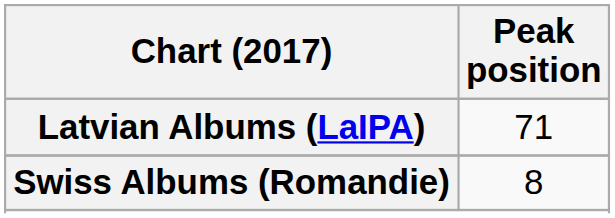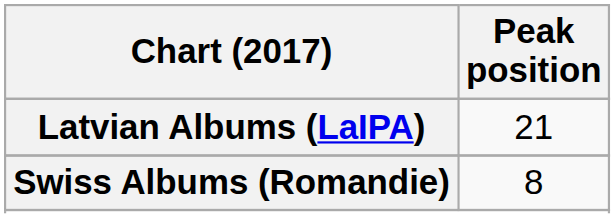(534, 126) 71 -> (534, 126) 21
